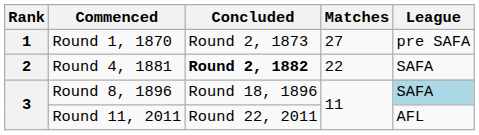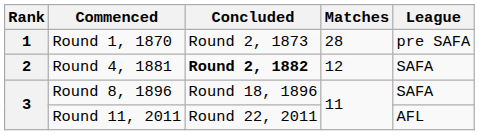(334, 42) 27 -> (334, 42) 28
(334, 67) 22 -> (334, 67) 12
(415, 92) lightblue background -> (415, 92) no background
